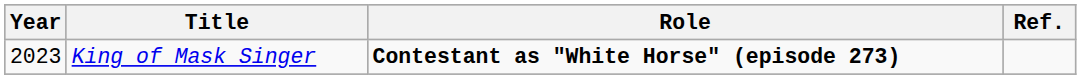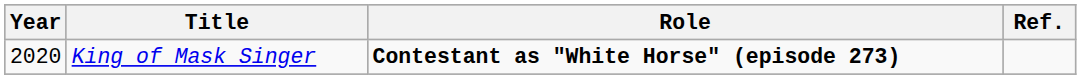(36, 57) 2023 -> (36, 57) 2020
